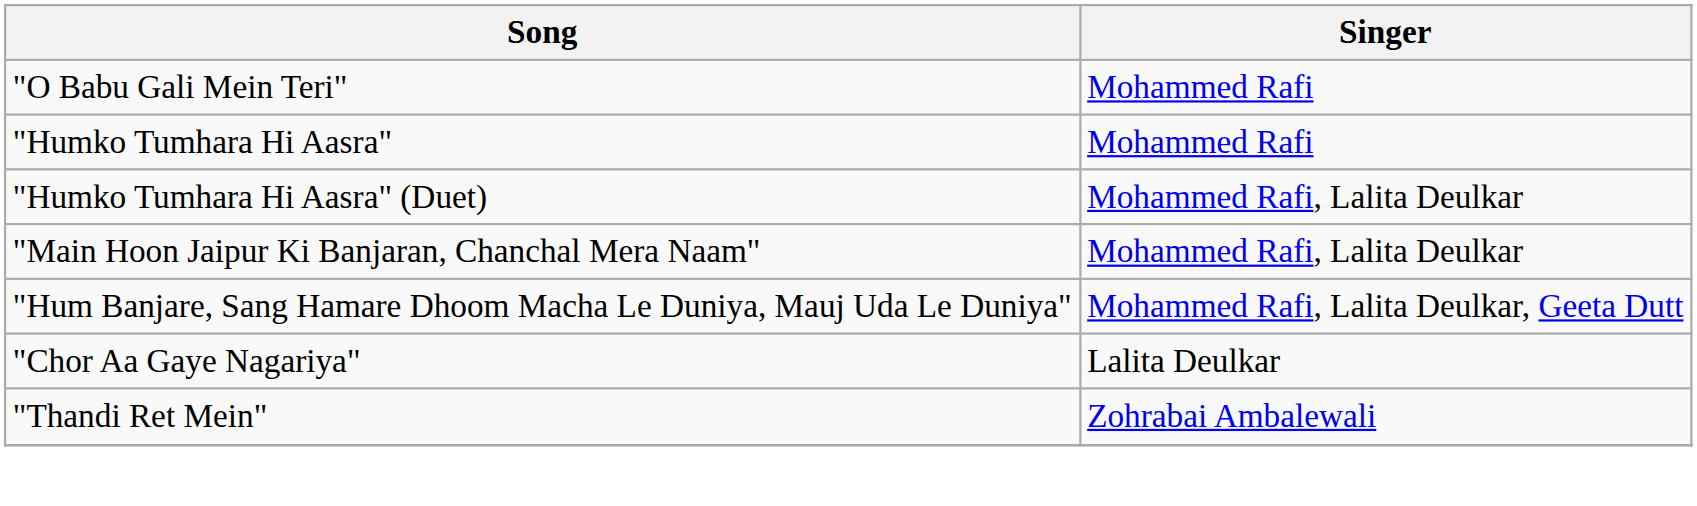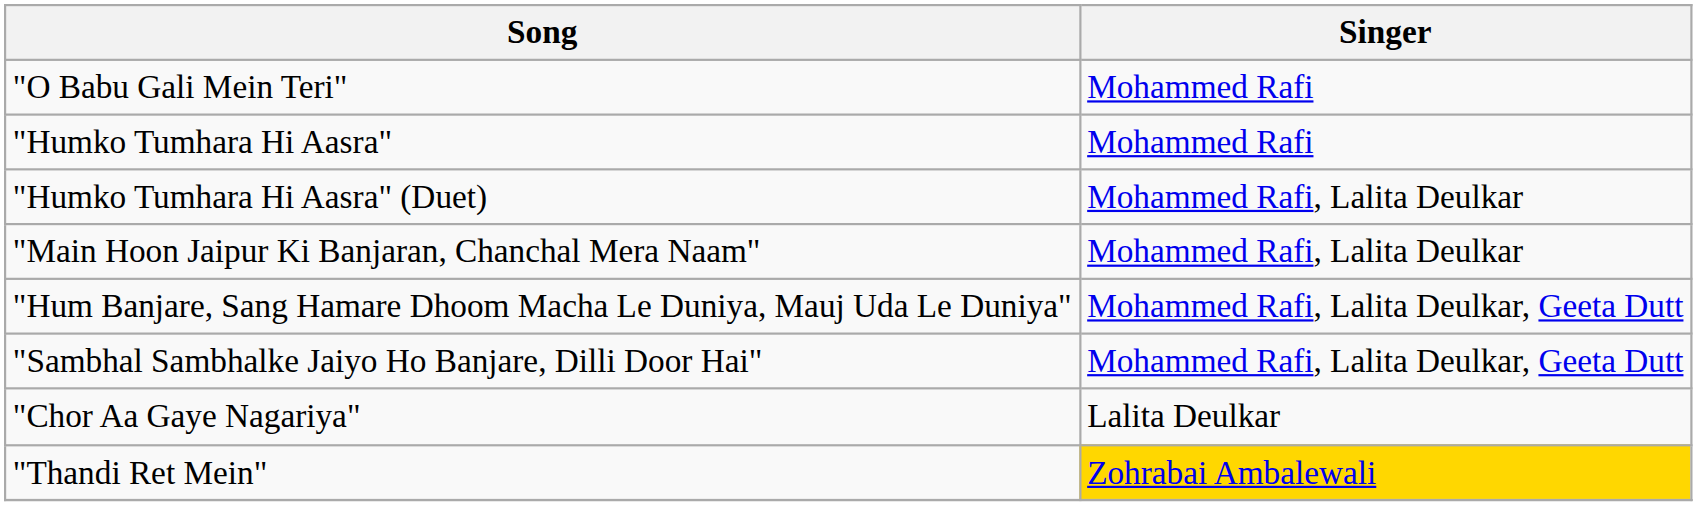+ row: (388, 361)
(1232, 416) no background -> (1232, 471) gold background
